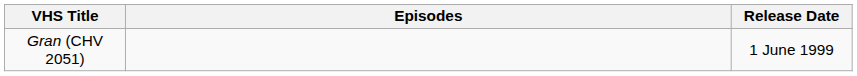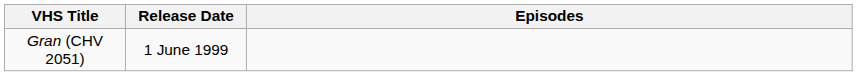columns swapped: (792, 16) <-> (428, 16)
